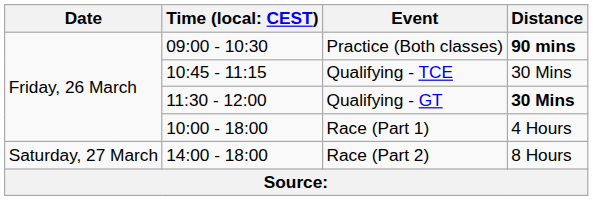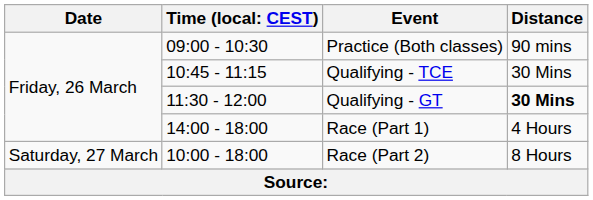(543, 46) bold -> (541, 46) normal
(217, 128) 10:00 - 18:00 -> (217, 128) 14:00 - 18:00
(217, 155) 14:00 - 18:00 -> (217, 155) 10:00 - 18:00
